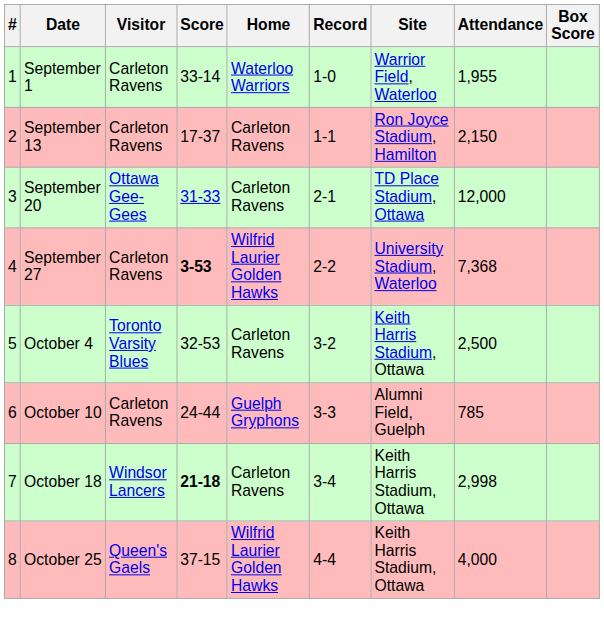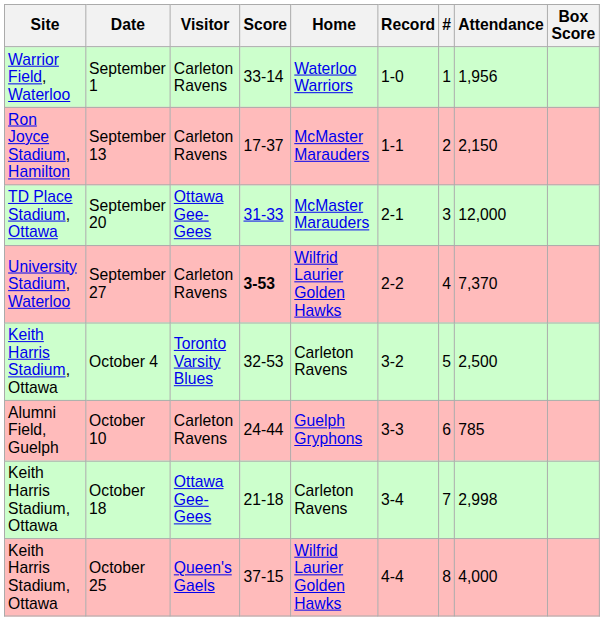columns swapped: (12, 25) <-> (413, 25)
(477, 77) 1,955 -> (478, 77) 1,956
(261, 137) Carleton Ravens -> (332, 146) McMaster Marauders
(261, 197) Carleton Ravens -> (332, 215) McMaster Marauders
(477, 266) 7,368 -> (478, 283) 7,370
(138, 482) Windsor Lancers -> (199, 499) Ottawa Gee-Gees
(200, 482) bold -> (264, 499) normal
